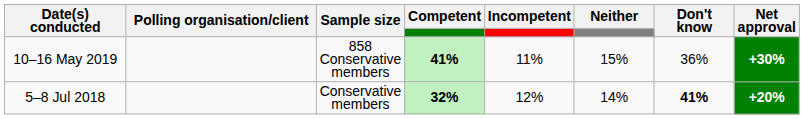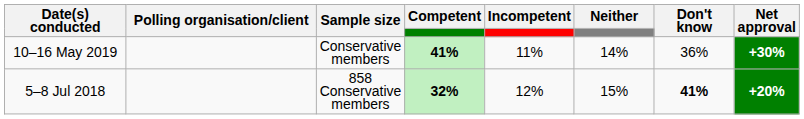(360, 59) 858 Conservative members -> (360, 53) Conservative members
(614, 59) 15% -> (614, 53) 14%
(360, 98) Conservative members -> (360, 91) 858 Conservative members
(614, 98) 14% -> (614, 91) 15%
